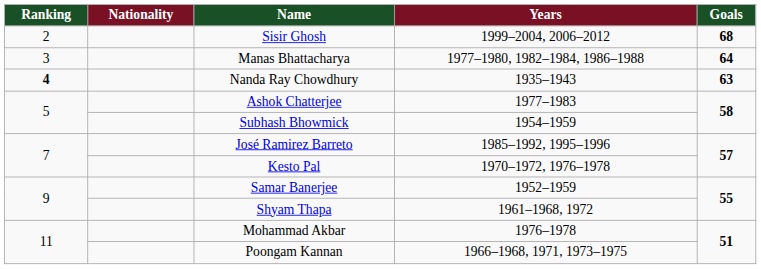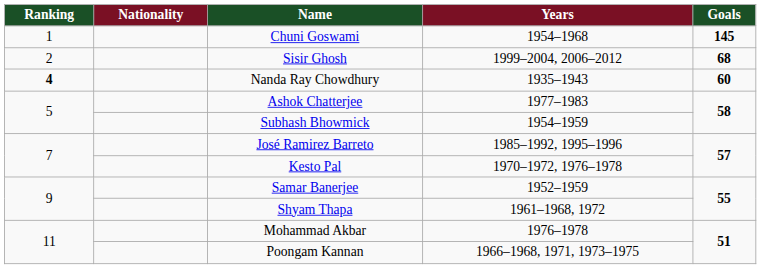+ row: (315, 36)
- row: (294, 58)
(726, 79) 63 -> (724, 79) 60
